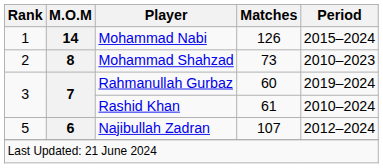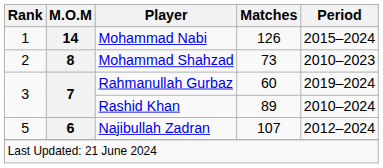(269, 106) 61 -> (269, 106) 89
